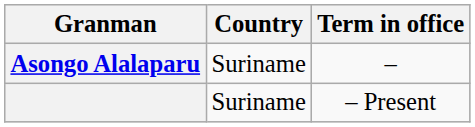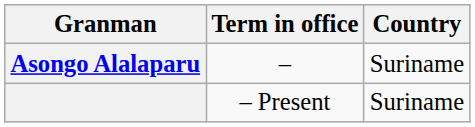columns swapped: (259, 24) <-> (391, 24)
